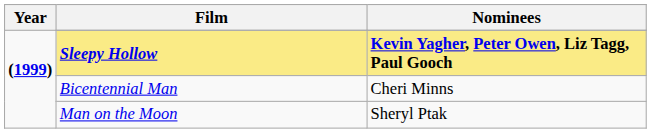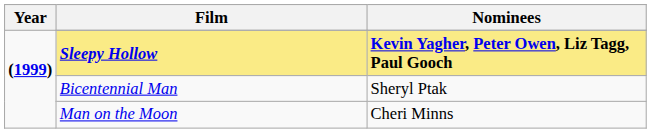(412, 88) Cheri Minns -> (409, 88) Sheryl Ptak
(409, 114) Sheryl Ptak -> (412, 114) Cheri Minns
